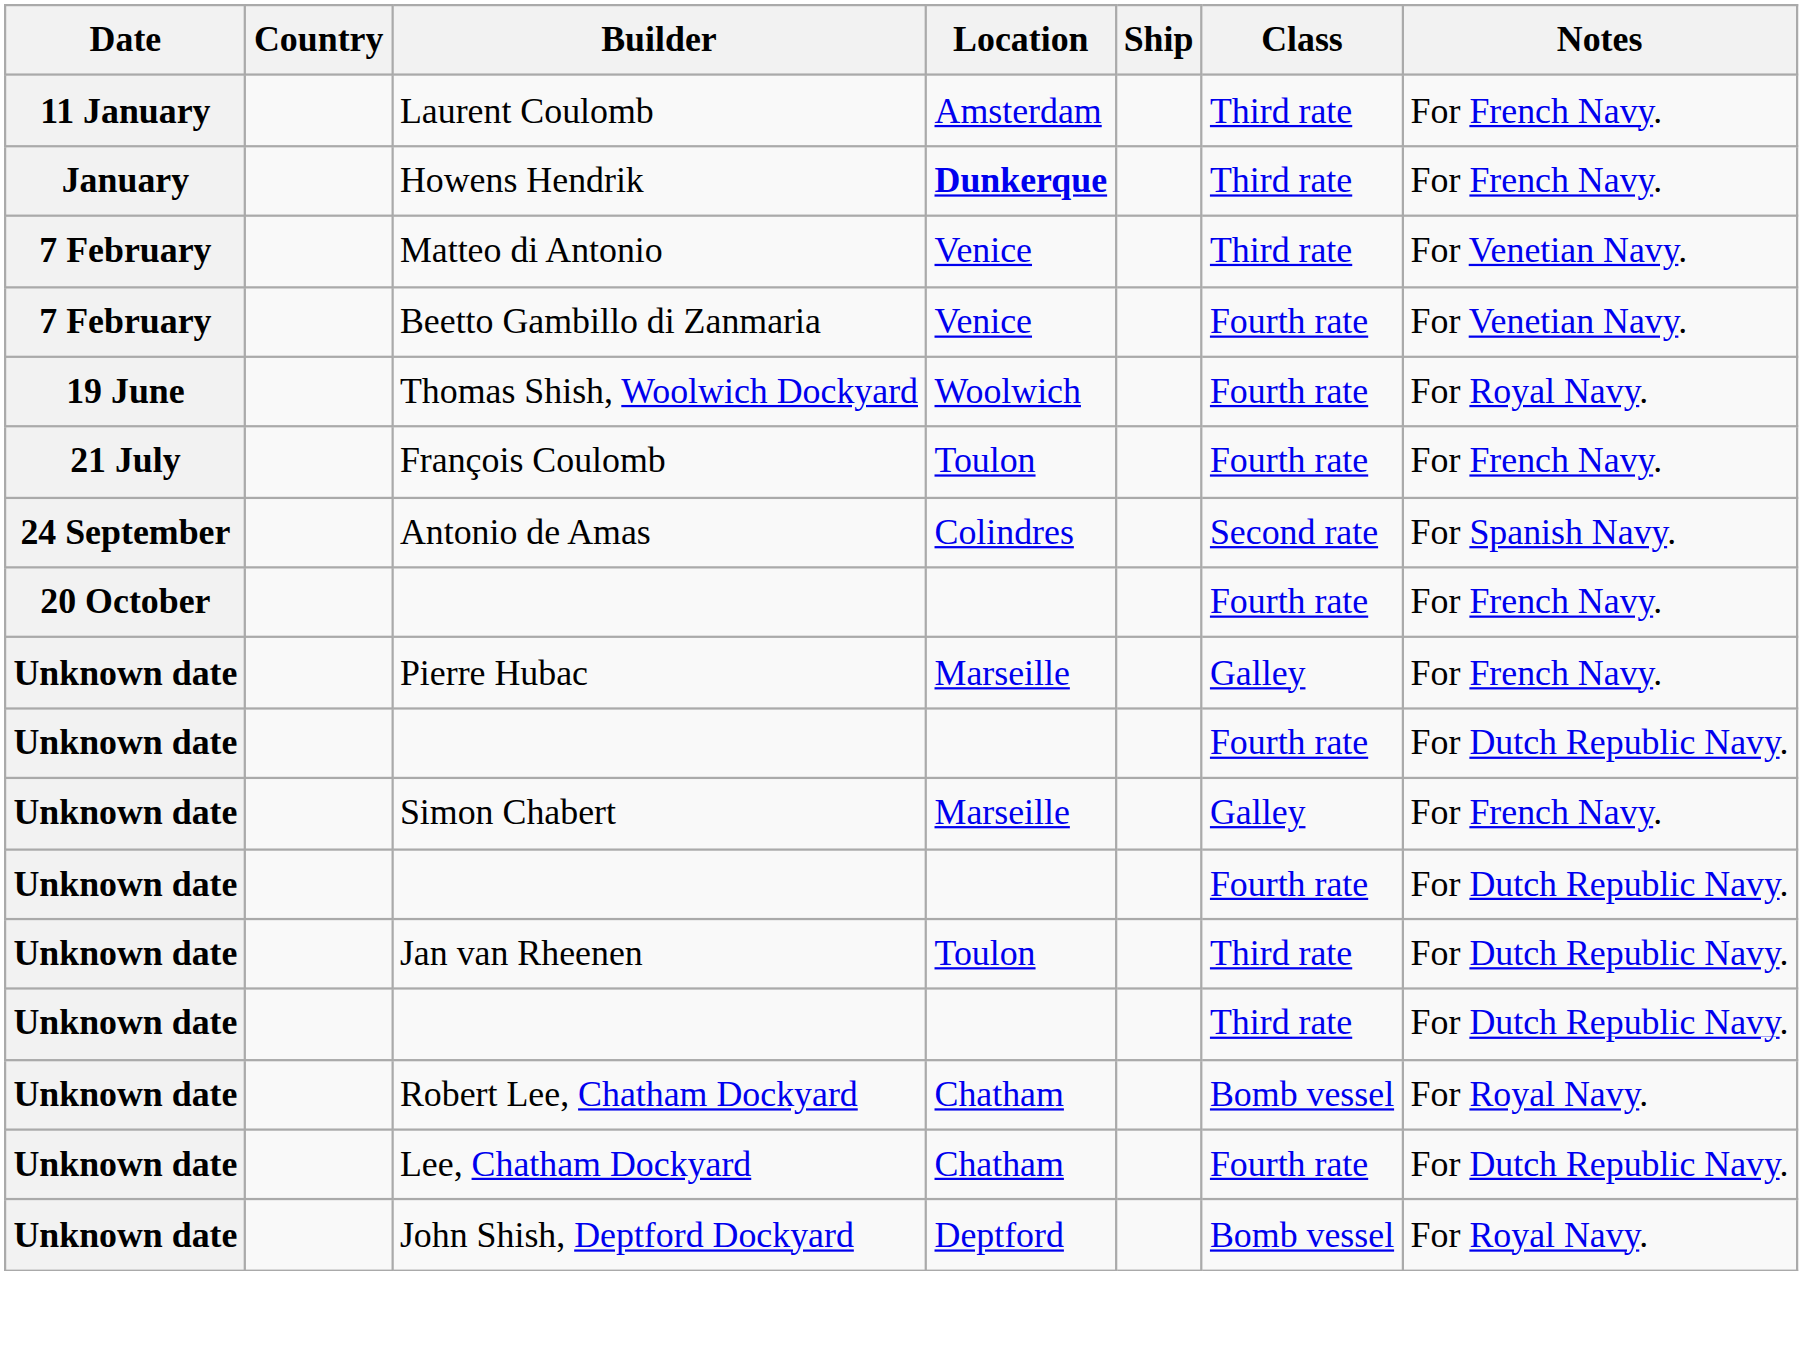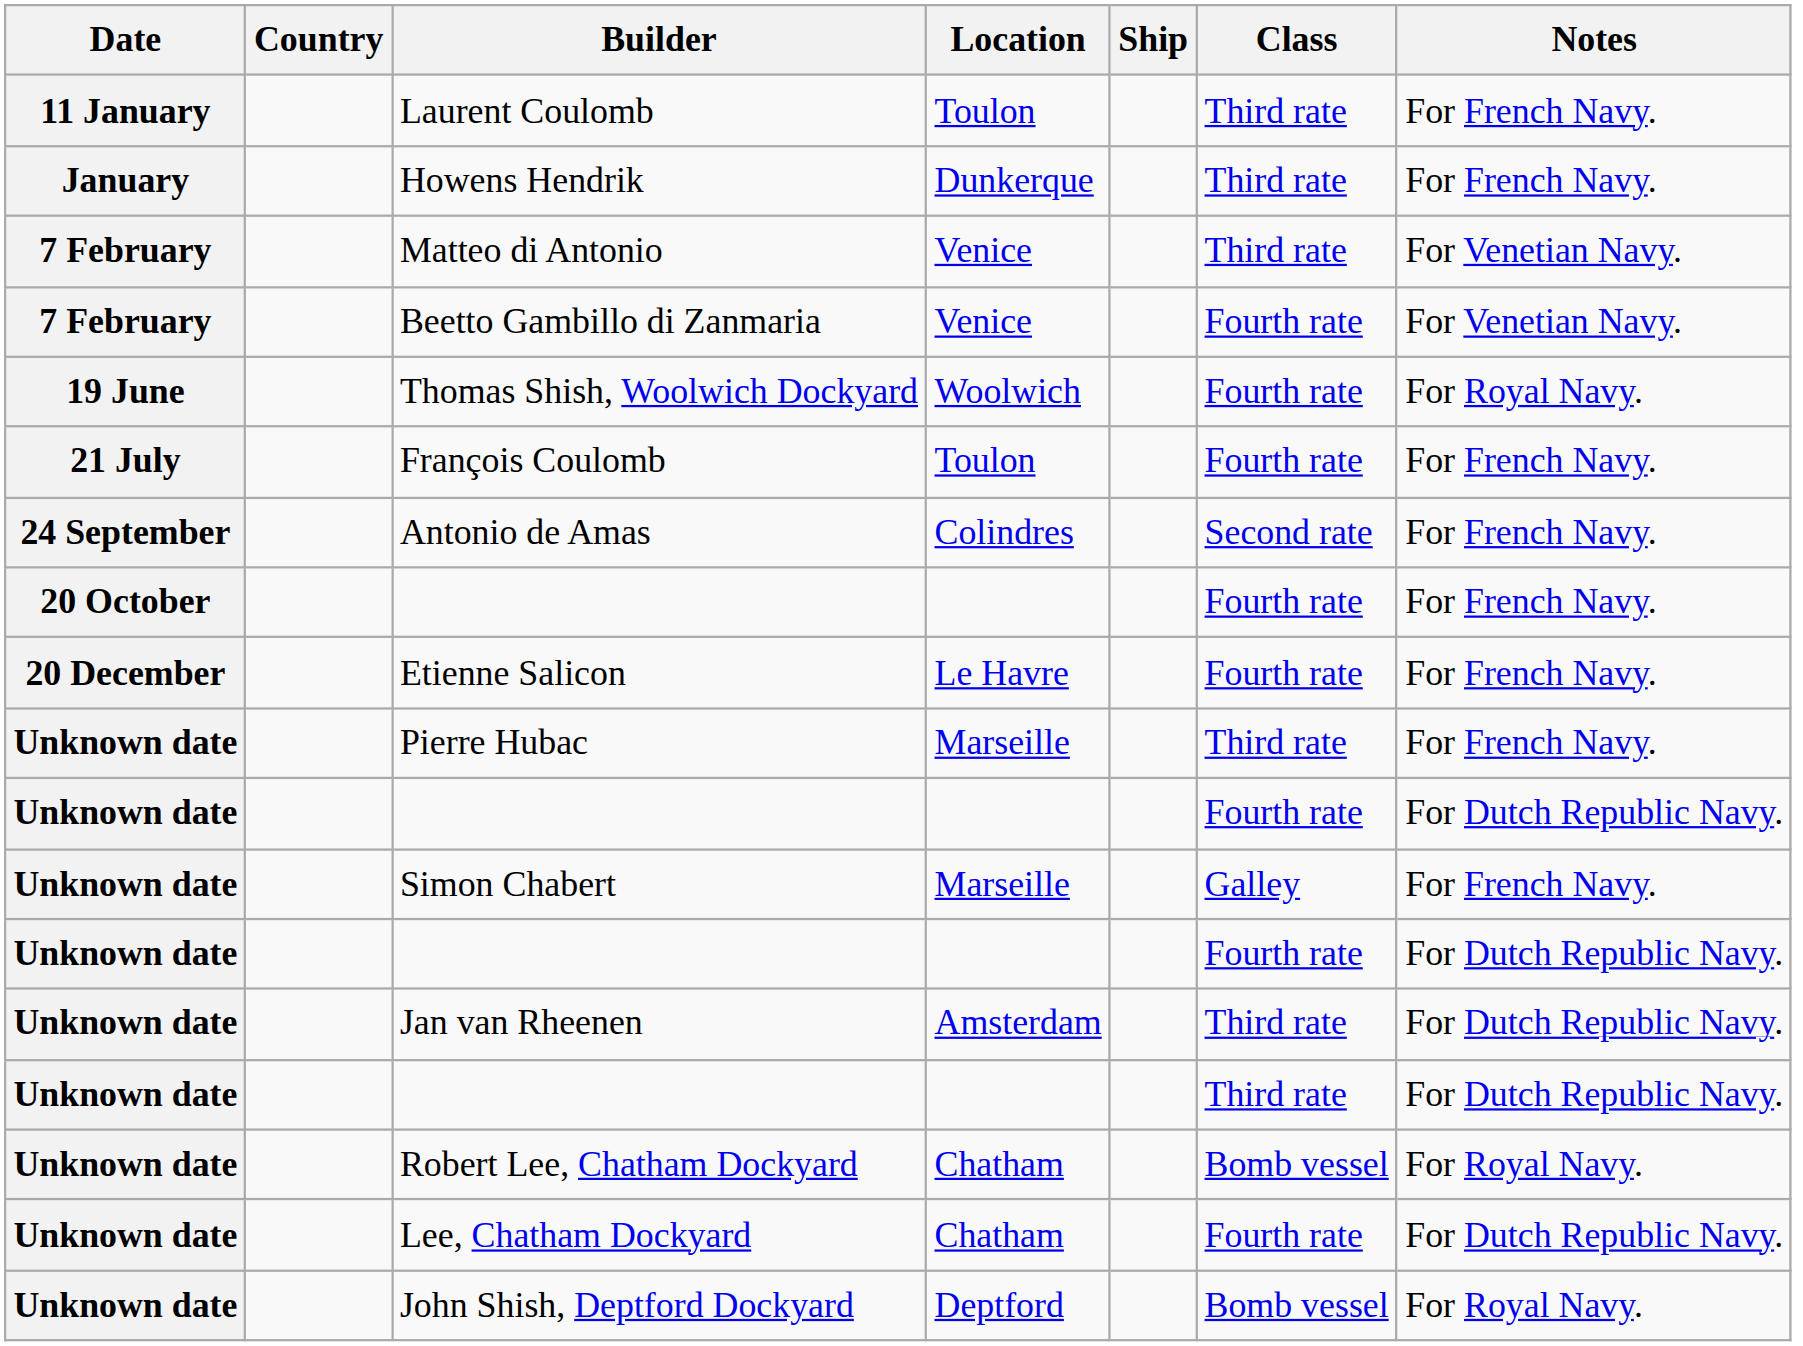(1018, 109) Amsterdam -> (985, 109) Toulon
(1021, 180) bold -> (1014, 180) normal
(1543, 531) For Spanish Navy. -> (1531, 531) For French Navy.
+ row: (125, 672)
(1258, 672) Galley -> (1276, 742) Third rate
(985, 953) Toulon -> (1018, 1023) Amsterdam
